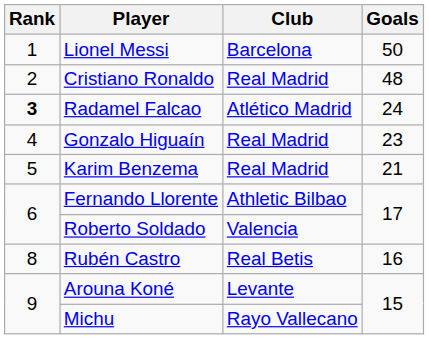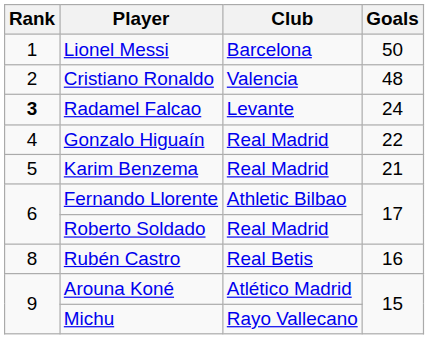(278, 79) Real Madrid -> (262, 79) Valencia
(289, 109) Atlético Madrid -> (260, 109) Levante
(393, 139) 23 -> (393, 139) 22
(262, 229) Valencia -> (278, 229) Real Madrid
(260, 288) Levante -> (289, 288) Atlético Madrid
